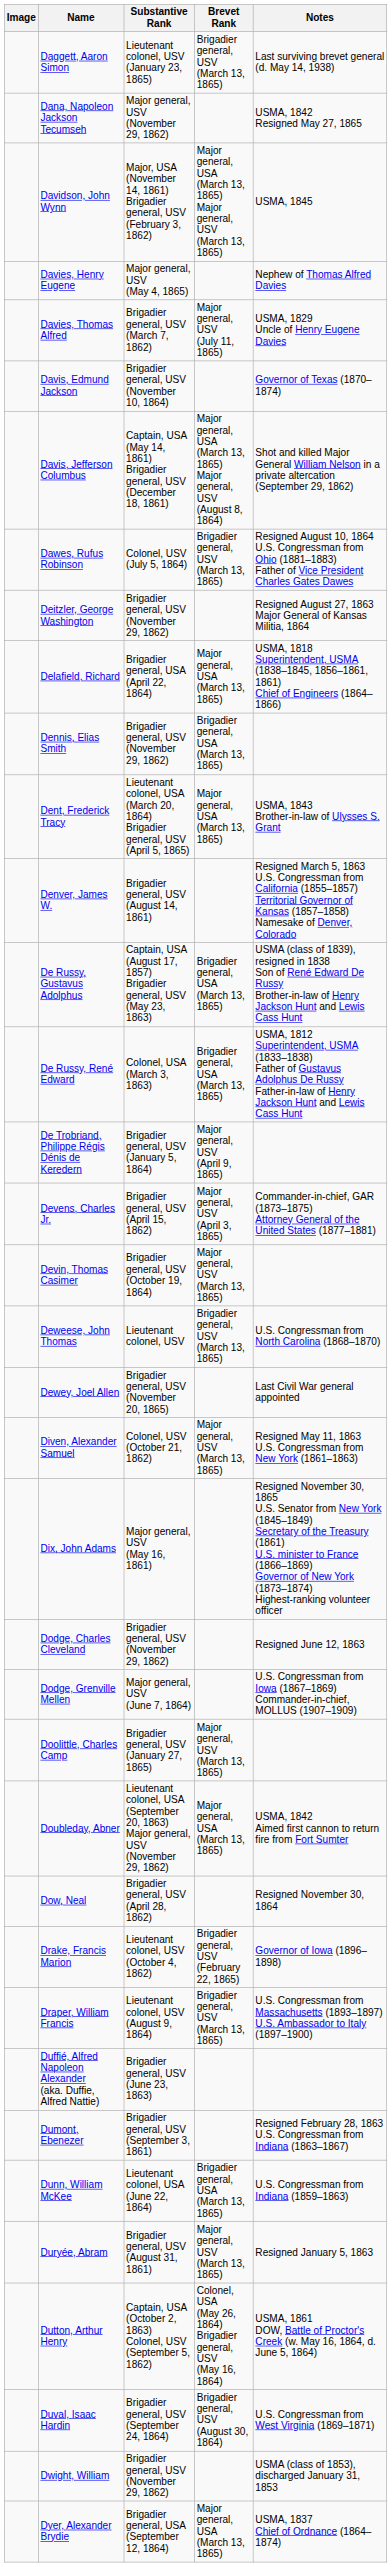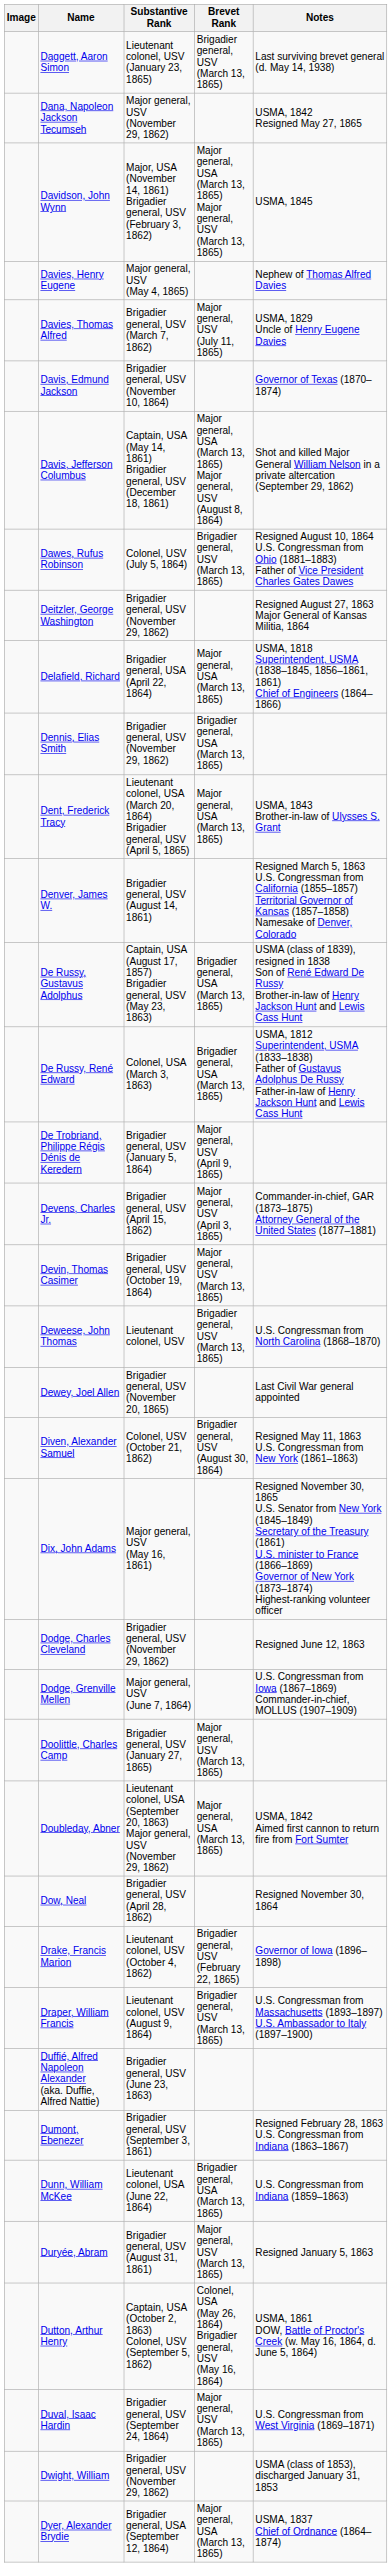(221, 1448) Major general, USV (March 13, 1865) -> (222, 1448) Brigadier general, USV (August 30, 1864)
(222, 2420) Brigadier general, USV (August 30, 1864) -> (221, 2420) Major general, USV (March 13, 1865)
